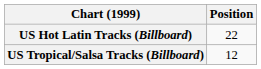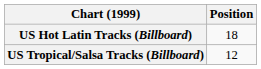(231, 34) 22 -> (231, 34) 18
